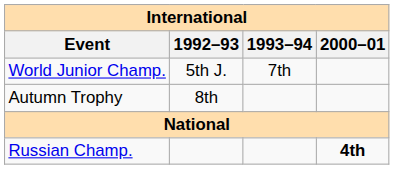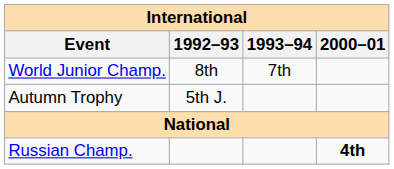(206, 71) 5th J. -> (206, 71) 8th
(206, 97) 8th -> (206, 97) 5th J.
